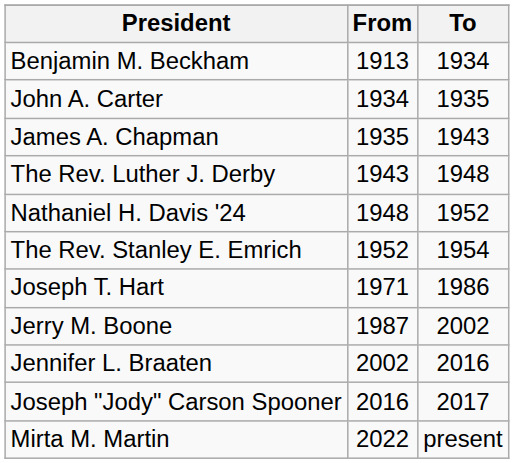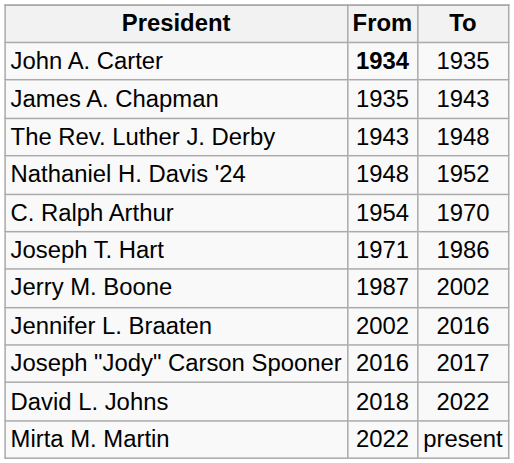- row: (130, 61)
(382, 98) normal -> (382, 61) bold
- row: (156, 250)
+ row: (92, 212)
+ row: (89, 401)
